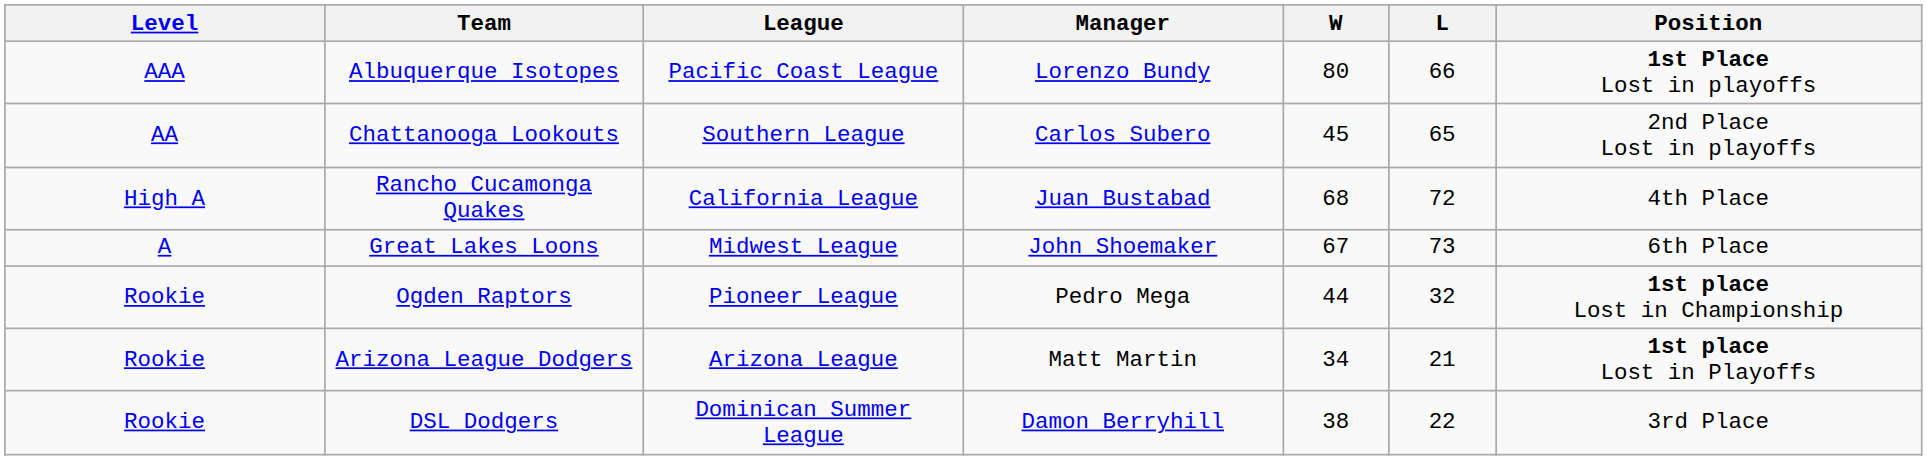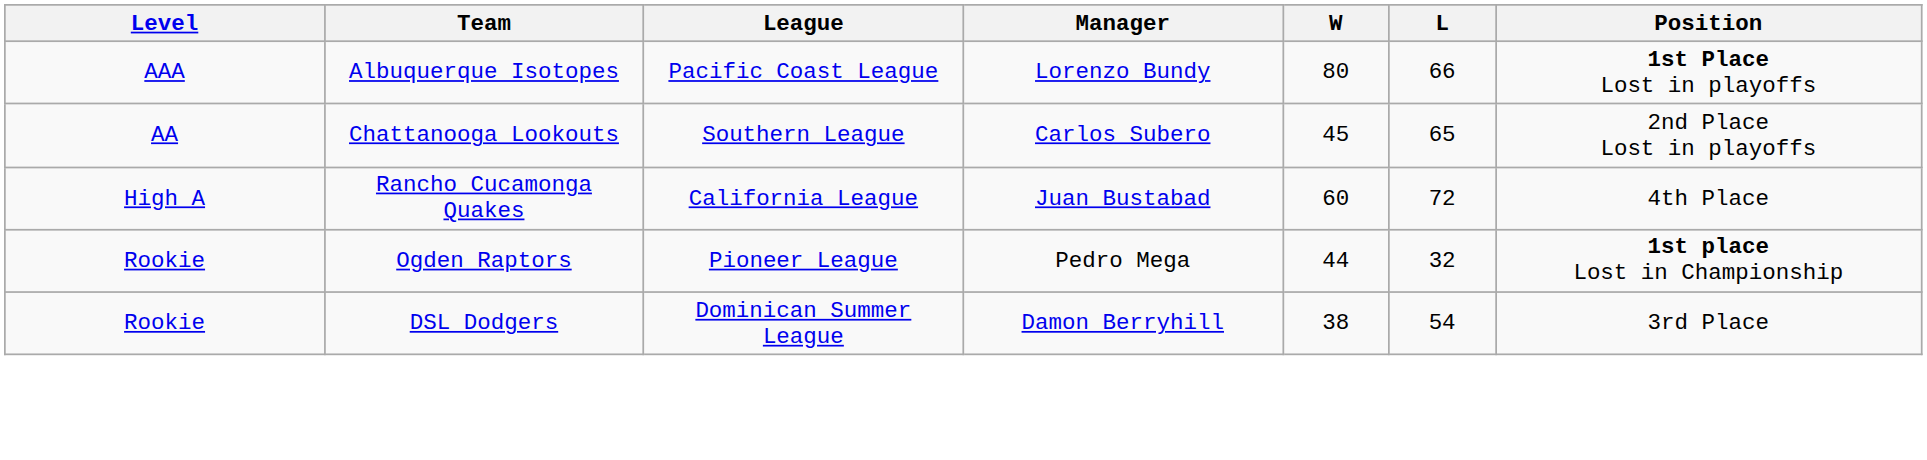(1336, 198) 68 -> (1336, 198) 60
- row: (484, 248)
- row: (484, 360)
(1442, 422) 22 -> (1442, 323) 54
